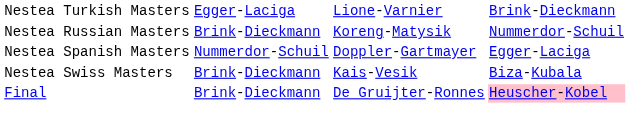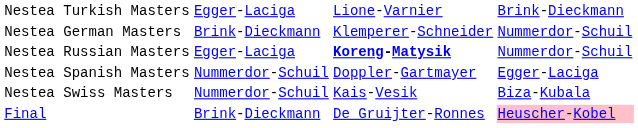+ row: (93, 32)
(257, 32) Brink-Dieckmann -> (244, 52) Egger-Laciga
(392, 32) normal -> (392, 52) bold
(257, 73) Brink-Dieckmann -> (261, 93) Nummerdor-Schuil
